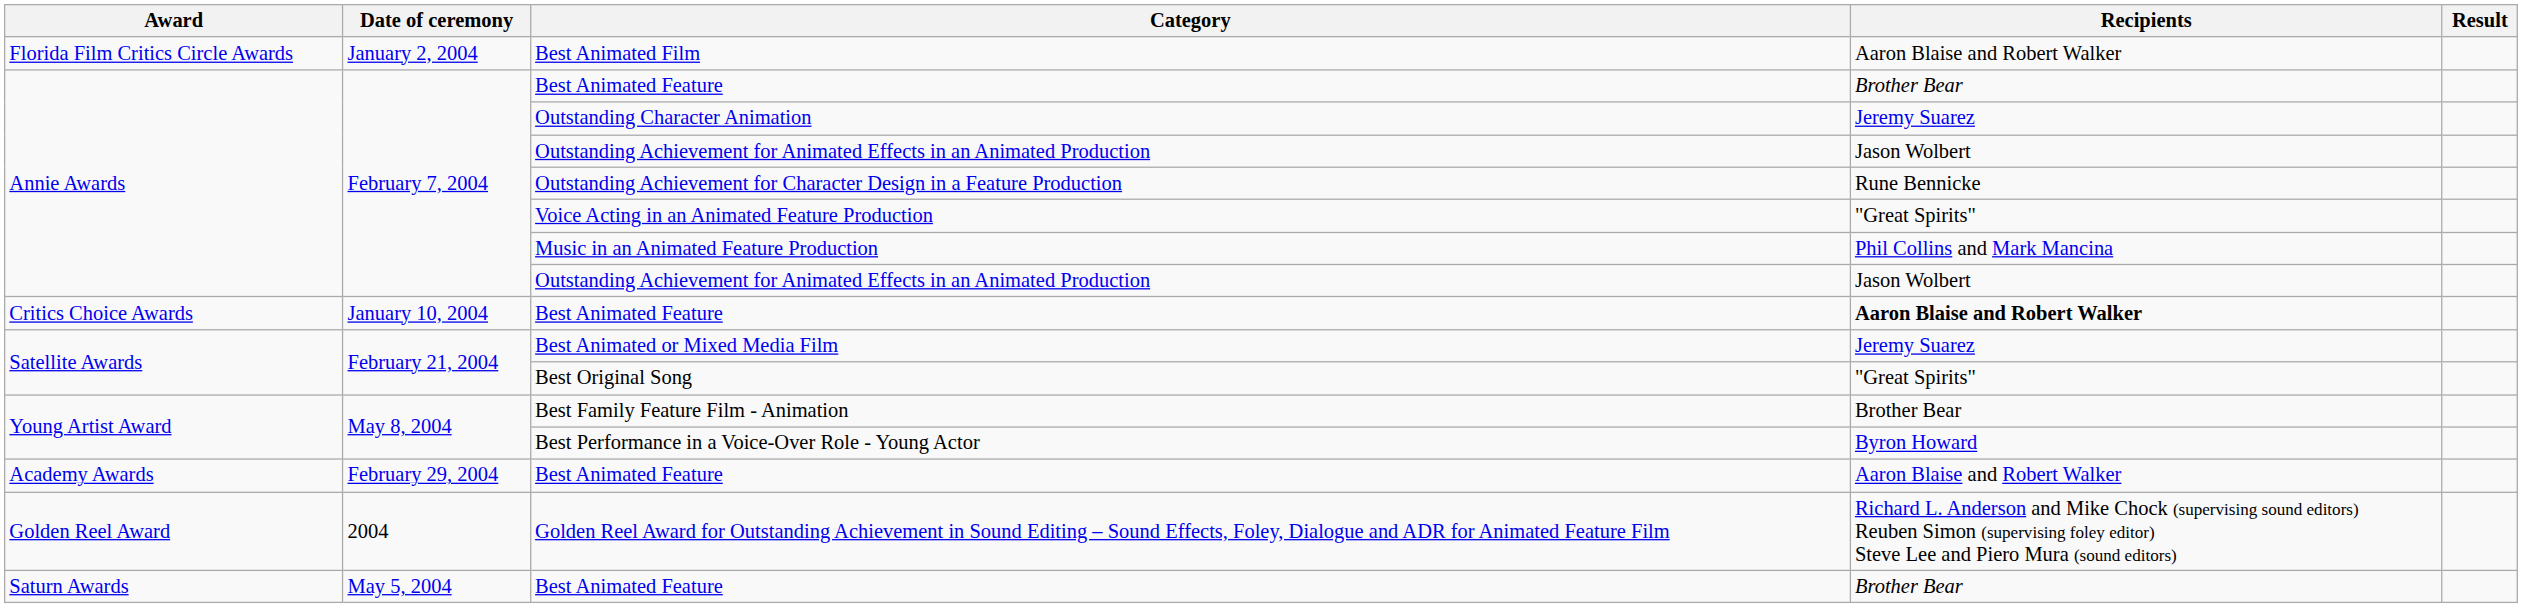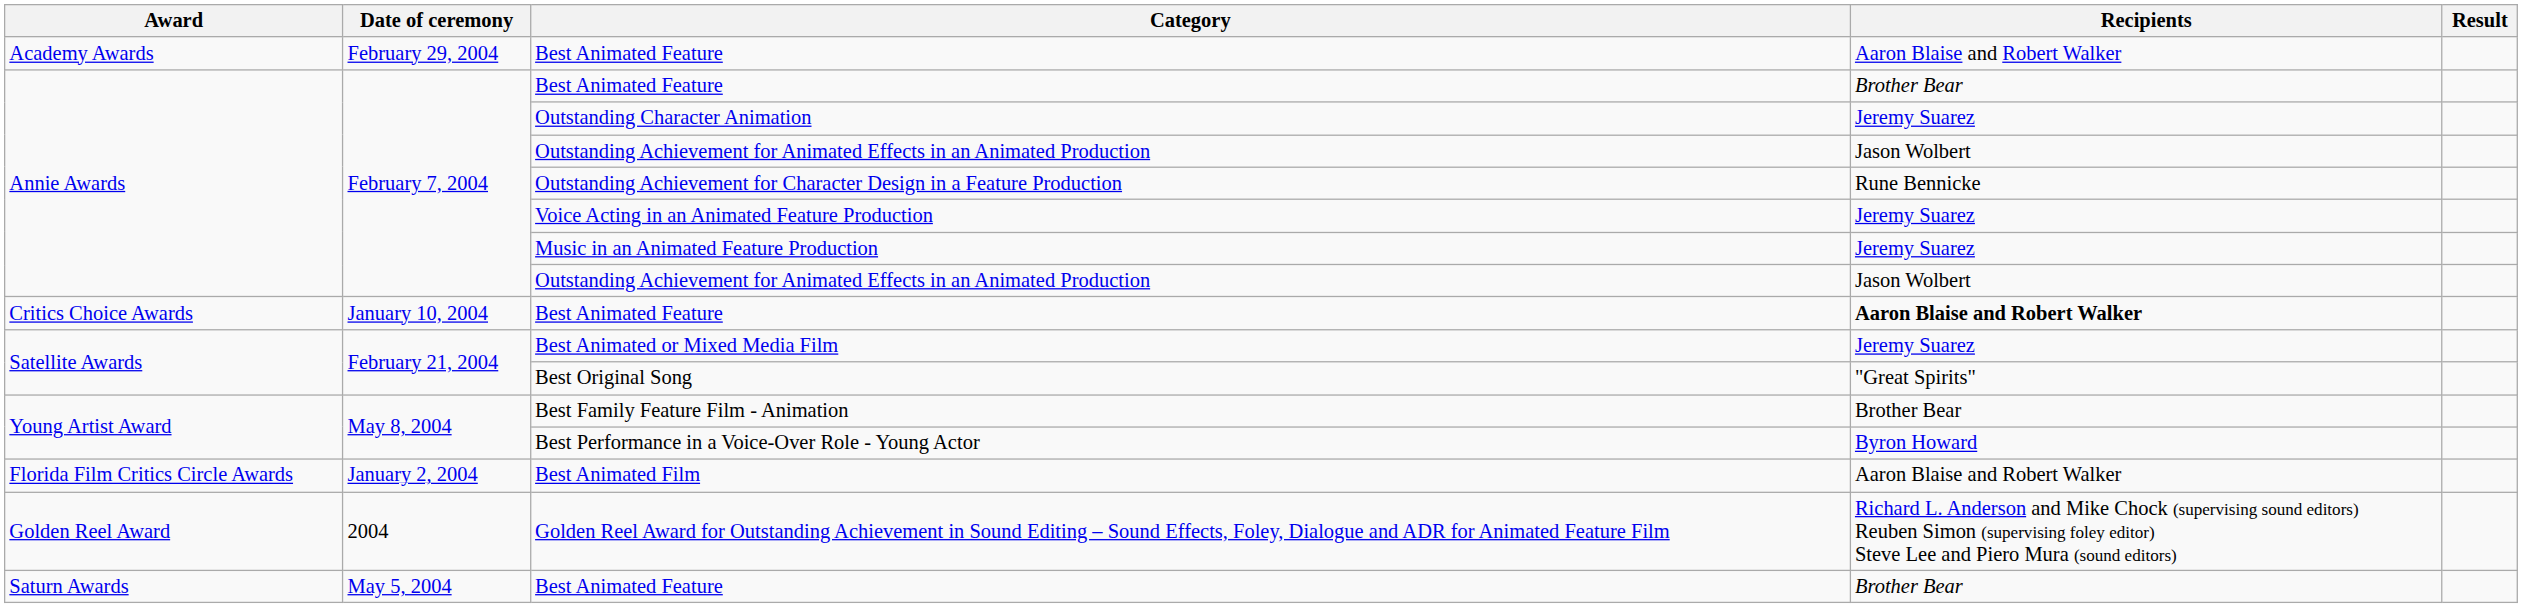rows swapped: (81, 475) <-> (151, 53)
(1915, 215) "Great Spirits" -> (1915, 215) Jeremy Suarez
(1984, 248) Phil Collins and Mark Mancina -> (1915, 248) Jeremy Suarez
